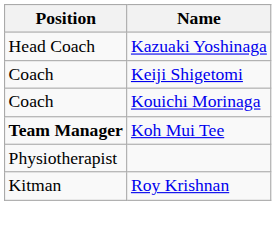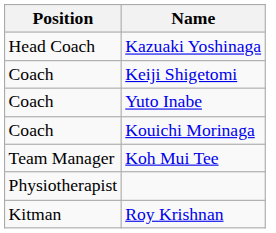+ row: (164, 102)
(66, 130) bold -> (62, 158) normal
